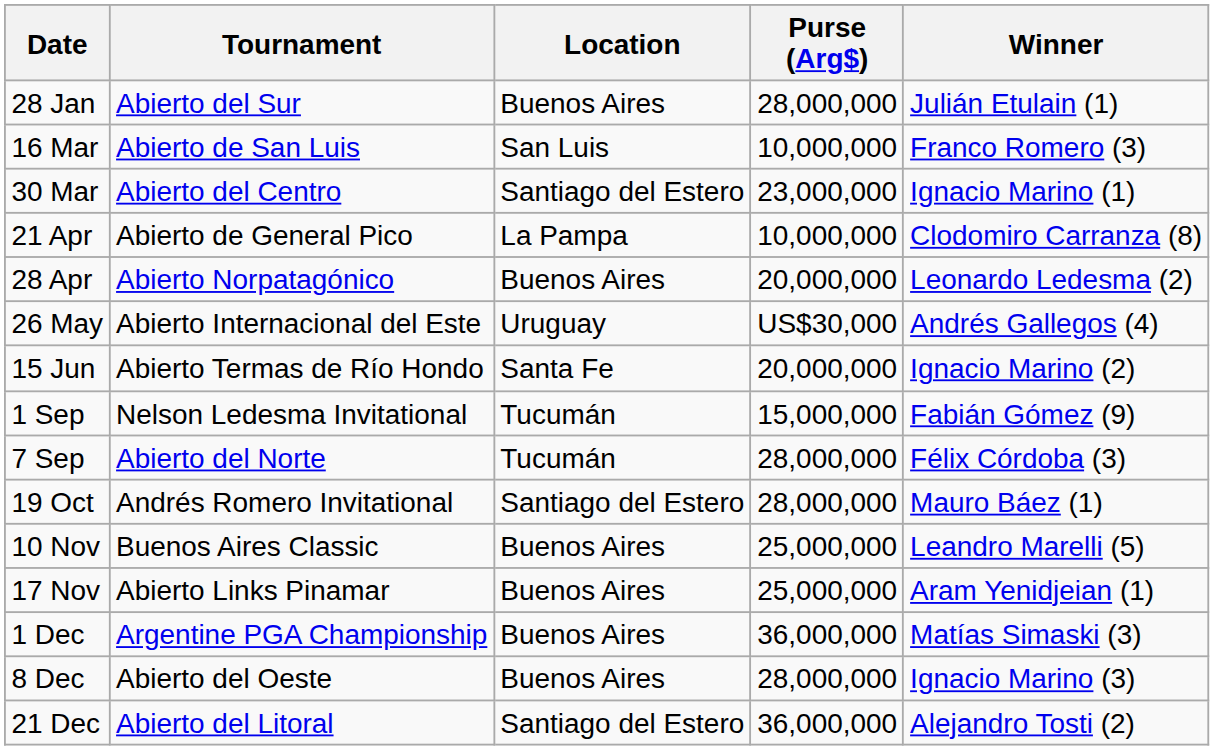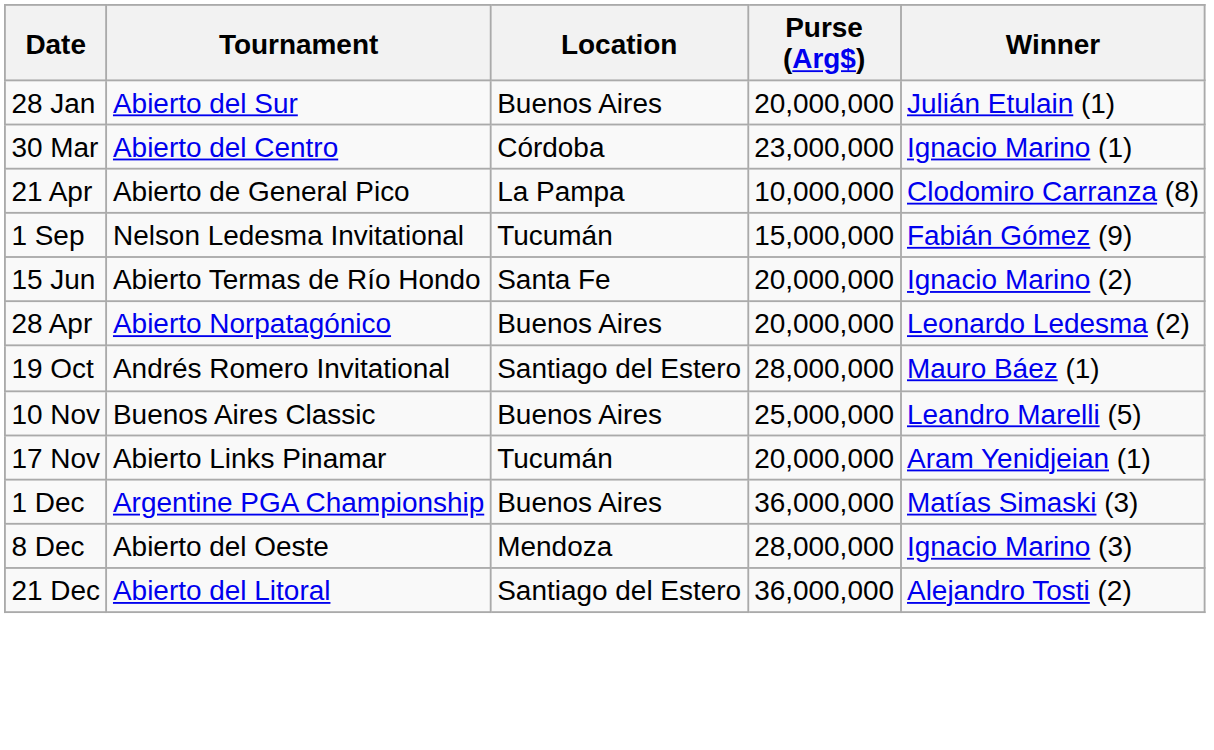(827, 103) 28,000,000 -> (824, 103) 20,000,000
- row: (55, 147)
(622, 191) Santiago del Estero -> (551, 147) Córdoba
rows swapped: (52, 280) <-> (48, 413)
- row: (57, 324)
- row: (48, 457)
(583, 590) Buenos Aires -> (555, 457) Tucumán
(827, 590) 25,000,000 -> (824, 457) 20,000,000
(583, 678) Buenos Aires -> (555, 546) Mendoza
